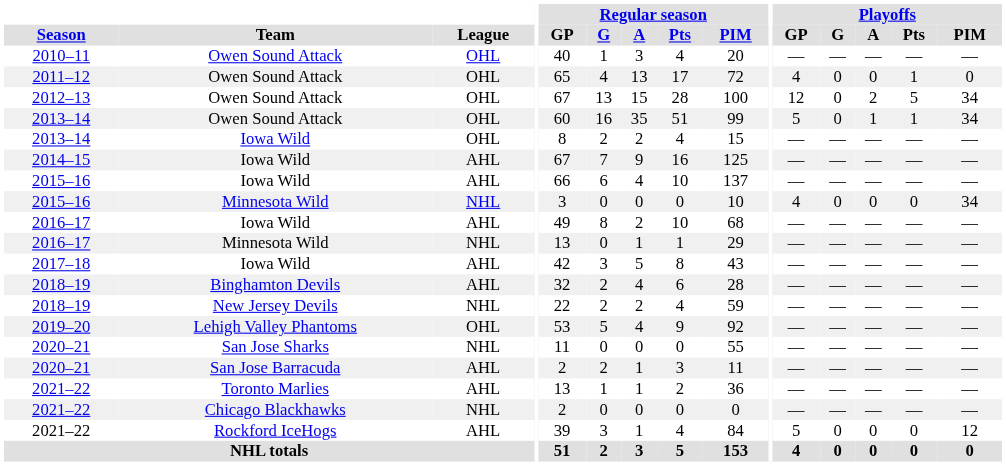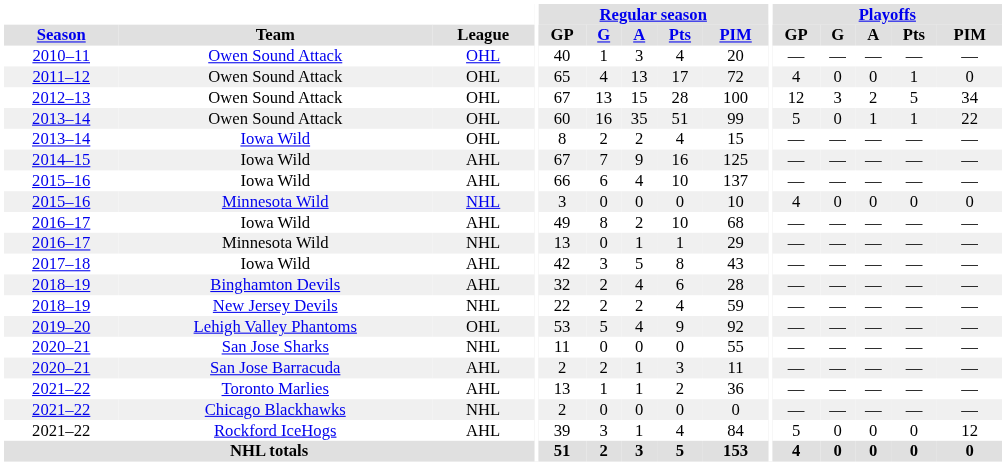(838, 97) 0 -> (838, 97) 3
(970, 118) 34 -> (970, 118) 22
(970, 201) 34 -> (970, 201) 0
